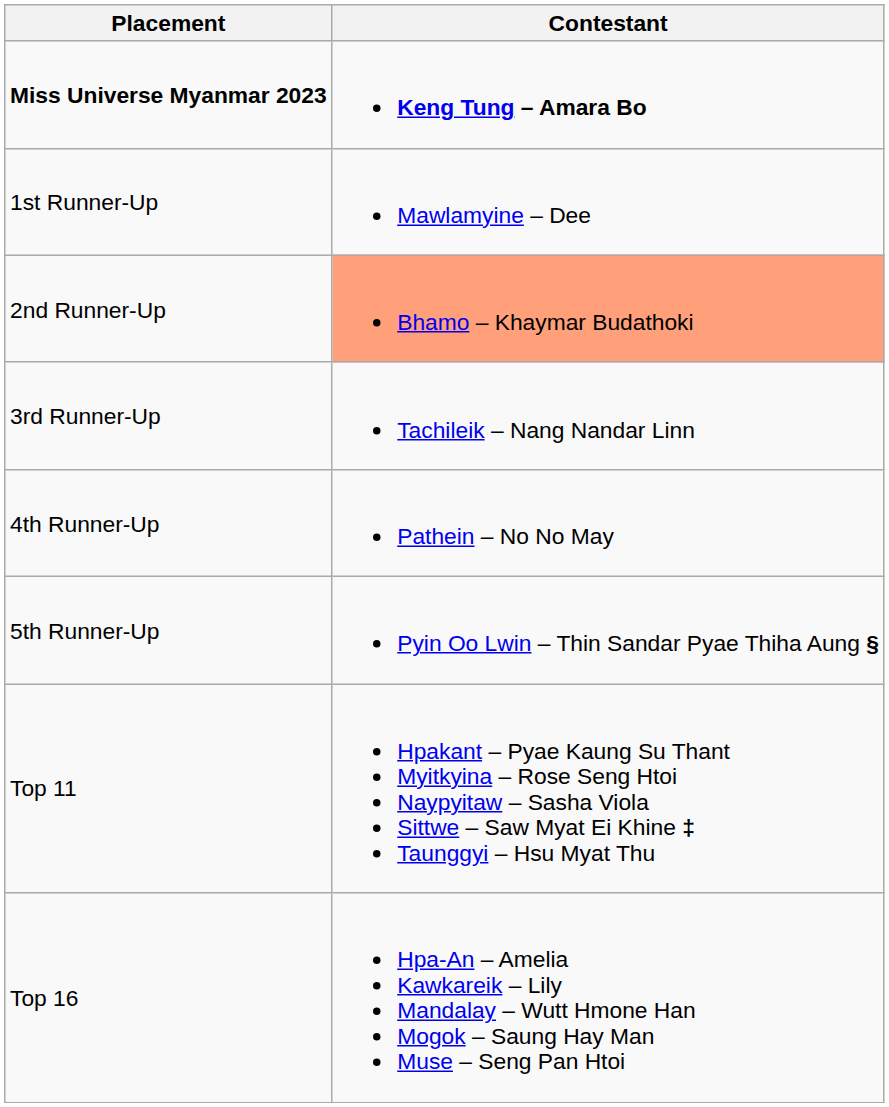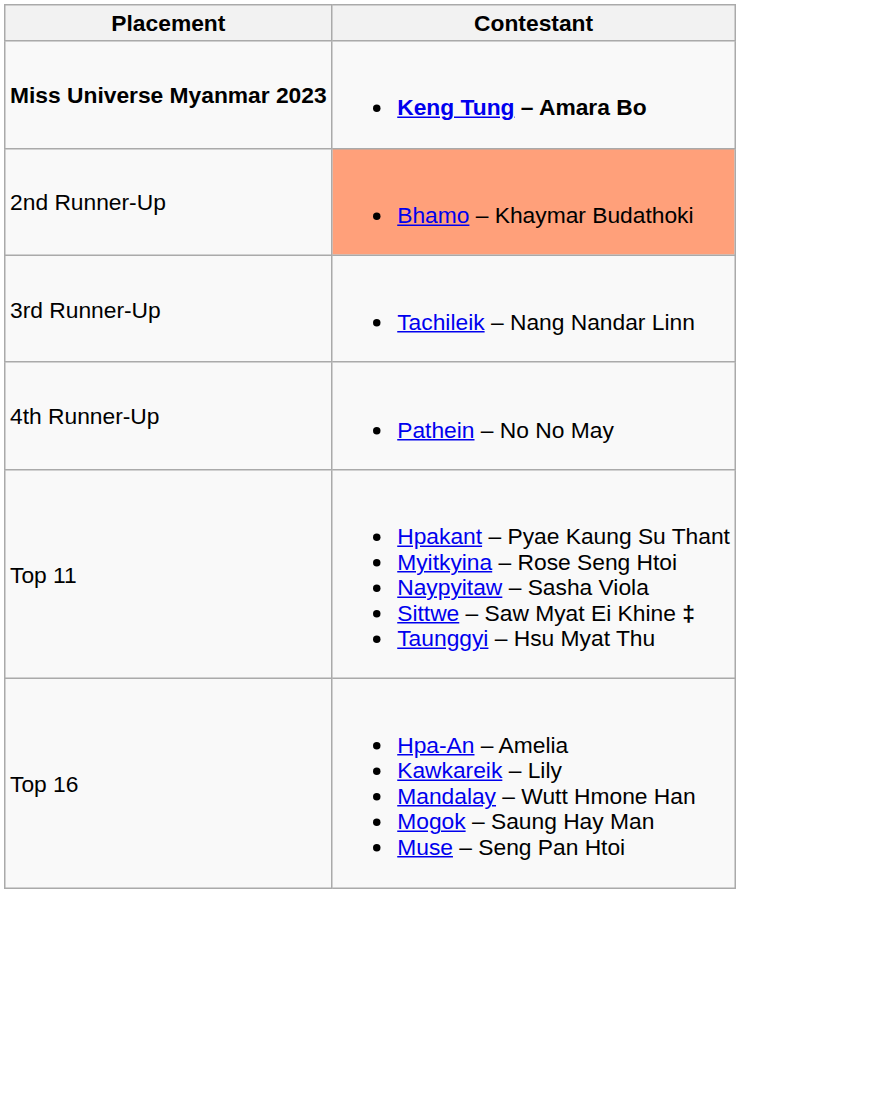- row: (84, 202)
- row: (85, 630)
